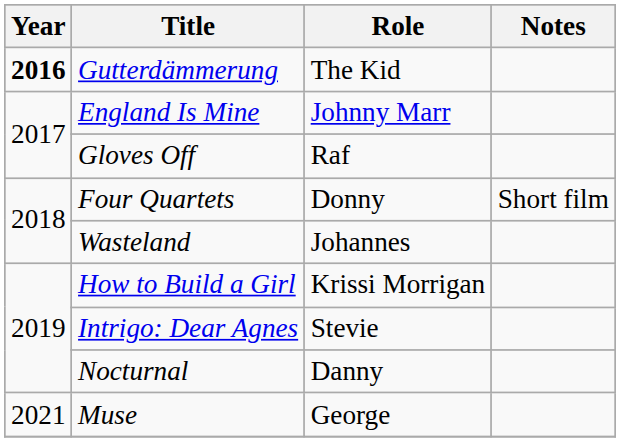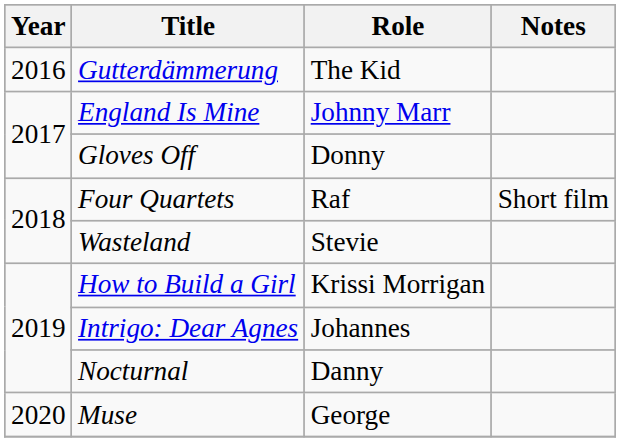(38, 69) bold -> (38, 69) normal
(330, 155) Raf -> (348, 155) Donny
(348, 198) Donny -> (330, 198) Raf
(361, 241) Johannes -> (345, 241) Stevie
(345, 328) Stevie -> (361, 328) Johannes
(38, 414) 2021 -> (38, 414) 2020
